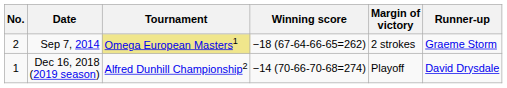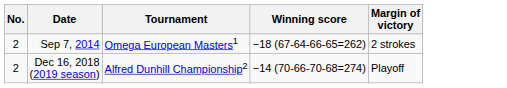- column: (462, 19)
(171, 44) khaki background -> (171, 44) no background
(16, 68) 1 -> (16, 68) 2
